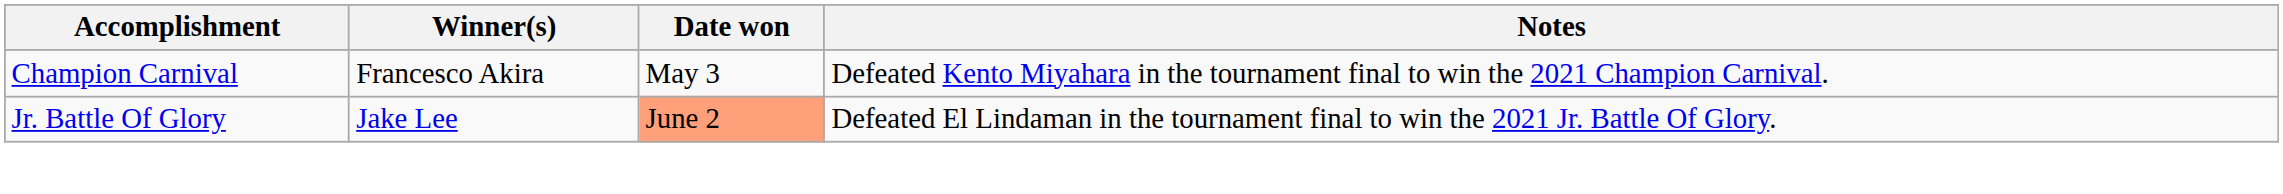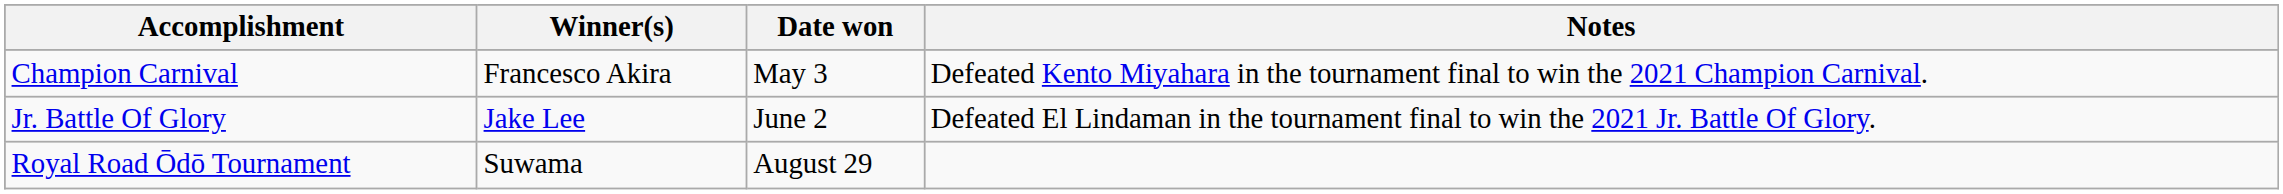(683, 118) lightsalmon background -> (790, 118) no background
+ row: (181, 164)
